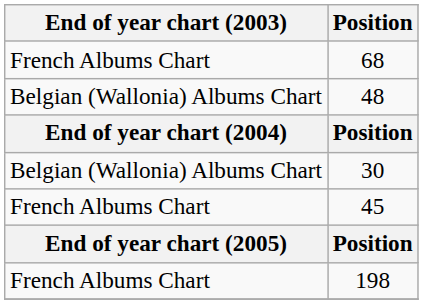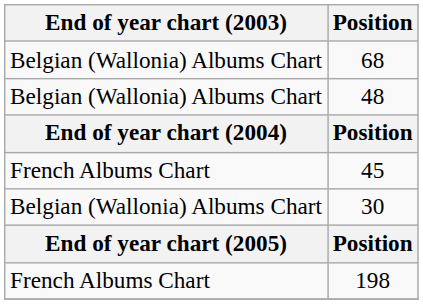(110, 59) French Albums Chart -> (166, 59) Belgian (Wallonia) Albums Chart
rows swapped: (373, 170) <-> (373, 206)
